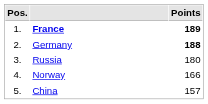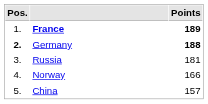(18, 44) normal -> (18, 44) bold
(193, 60) 180 -> (193, 60) 181
